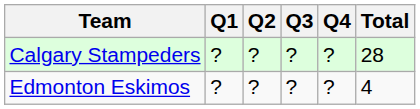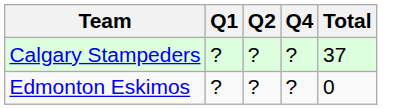- column: (299, 21)
(372, 54) 28 -> (335, 54) 37
(367, 87) 4 -> (329, 87) 0
